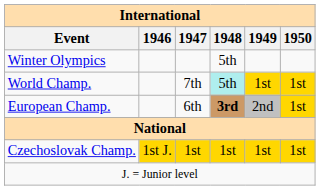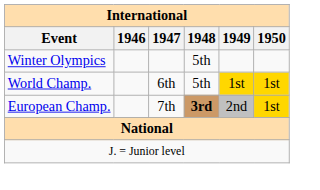(193, 83) 7th -> (166, 83) 6th
(228, 83) paleturquoise background -> (201, 83) no background
(193, 106) 6th -> (166, 106) 7th
- row: (72, 151)
